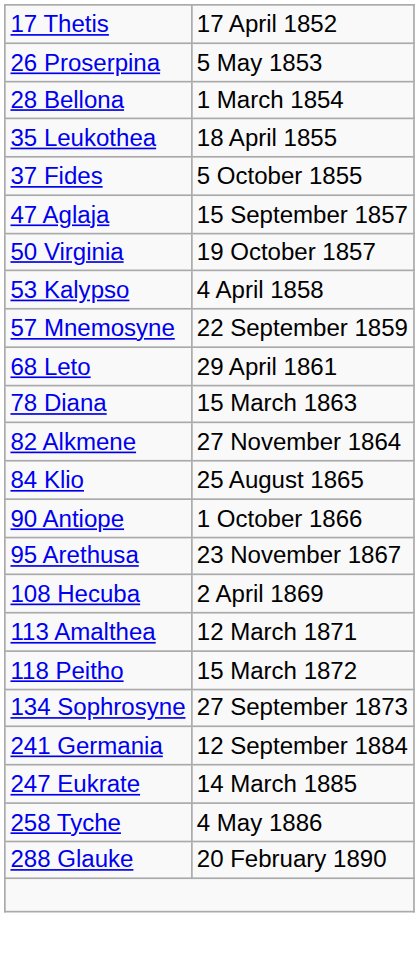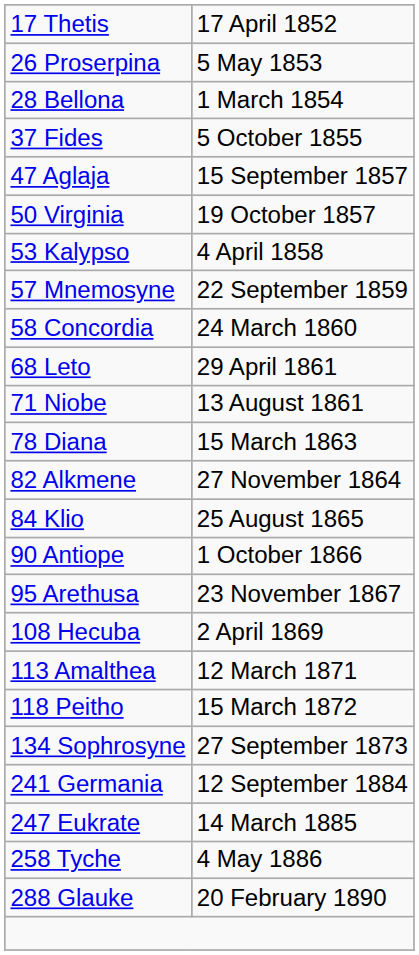- row: (83, 138)
+ row: (82, 328)
+ row: (59, 404)
